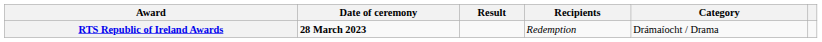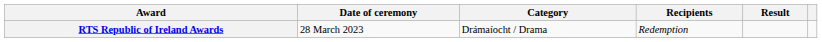columns swapped: (719, 12) <-> (492, 12)
(333, 29) bold -> (332, 29) normal
